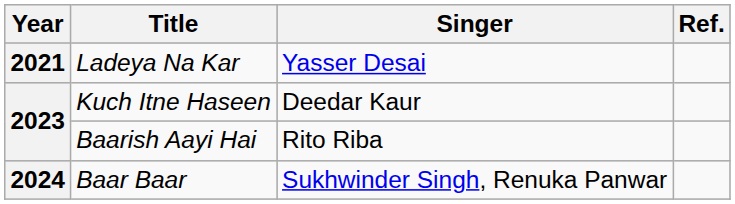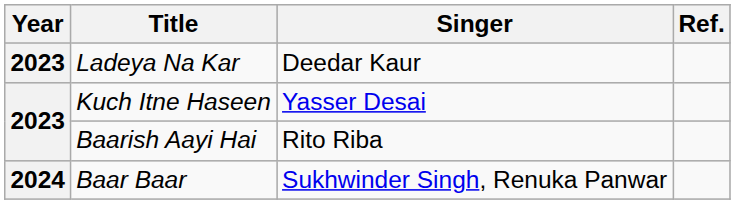(38, 62) 2021 -> (38, 62) 2023
(354, 62) Yasser Desai -> (351, 62) Deedar Kaur
(351, 101) Deedar Kaur -> (354, 101) Yasser Desai
